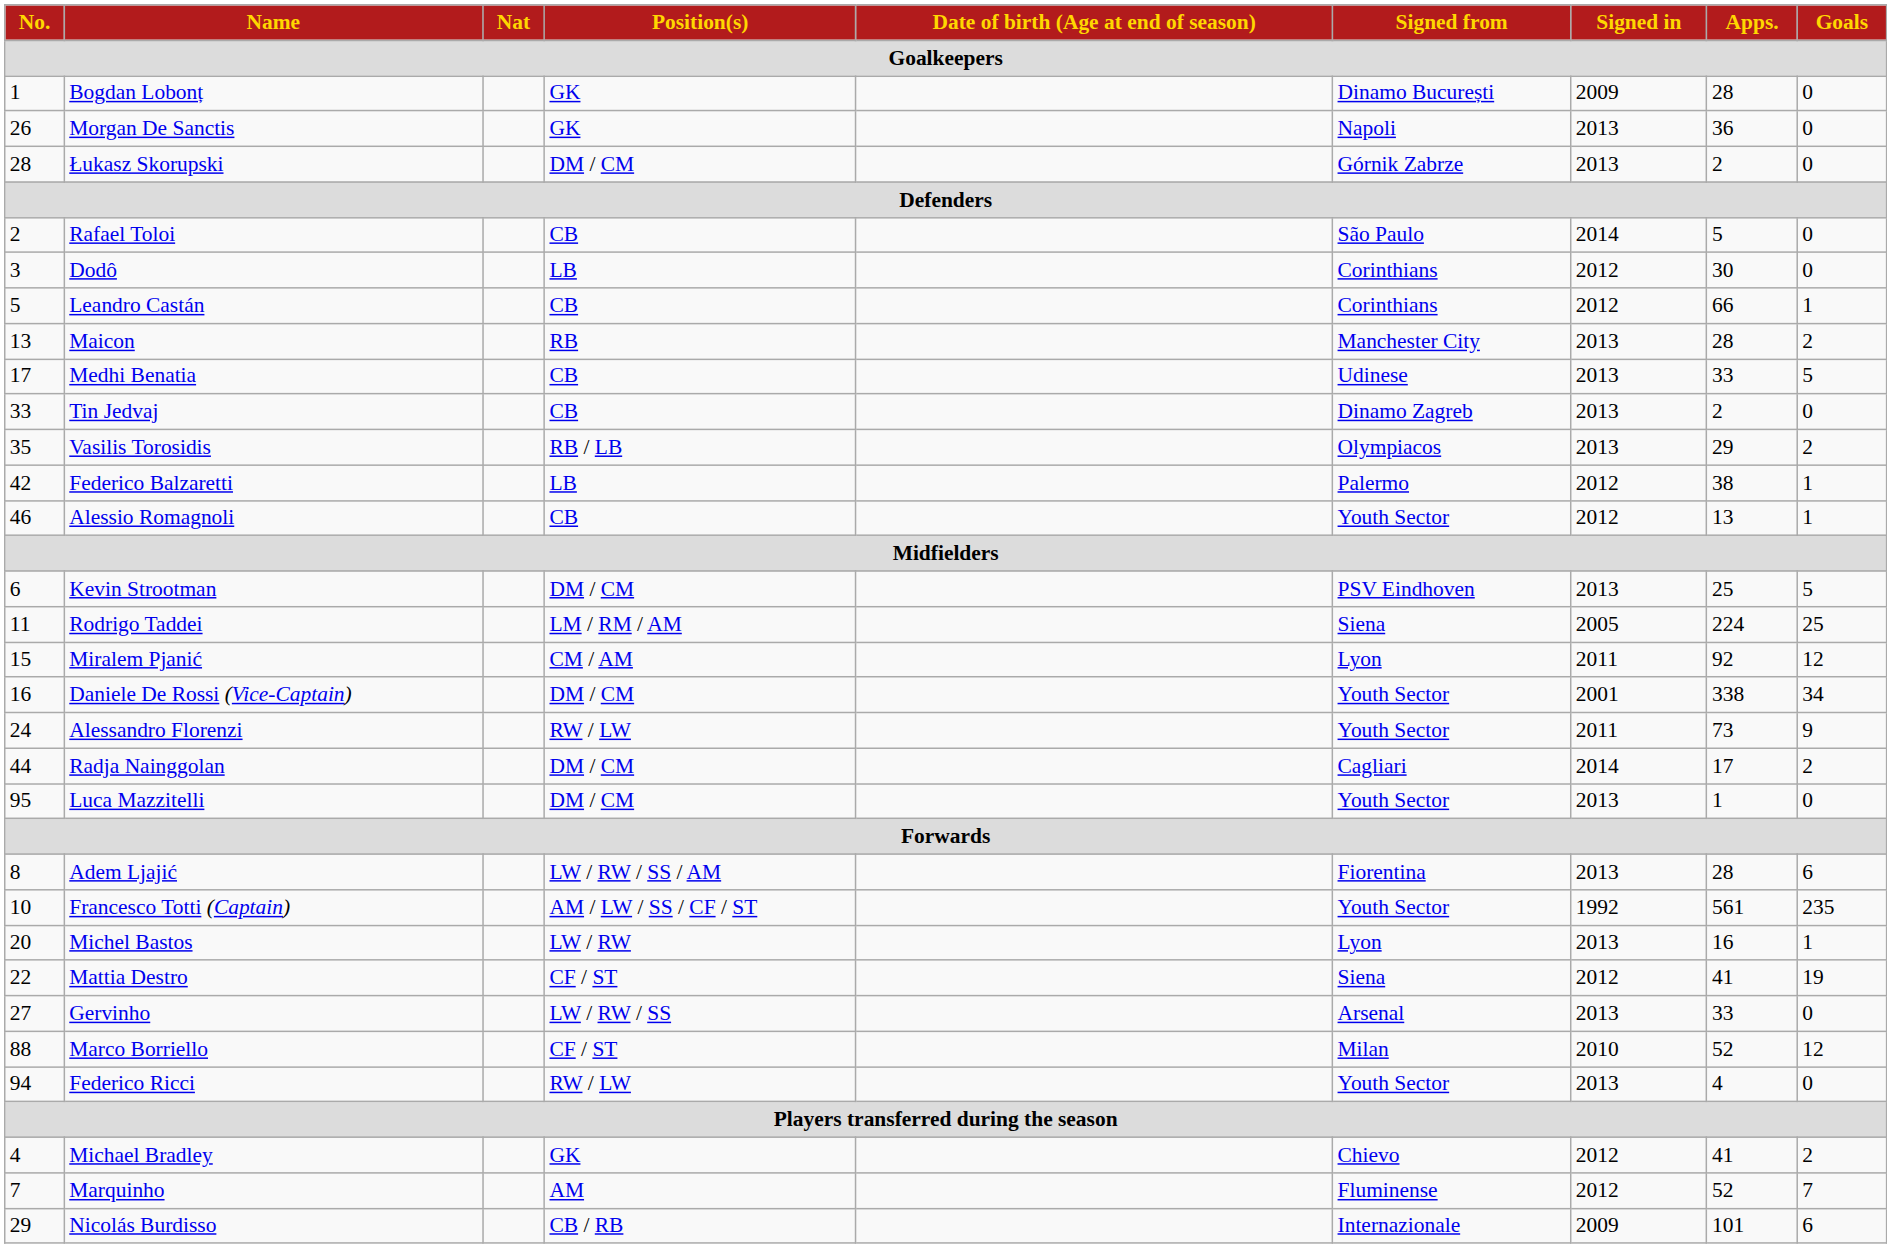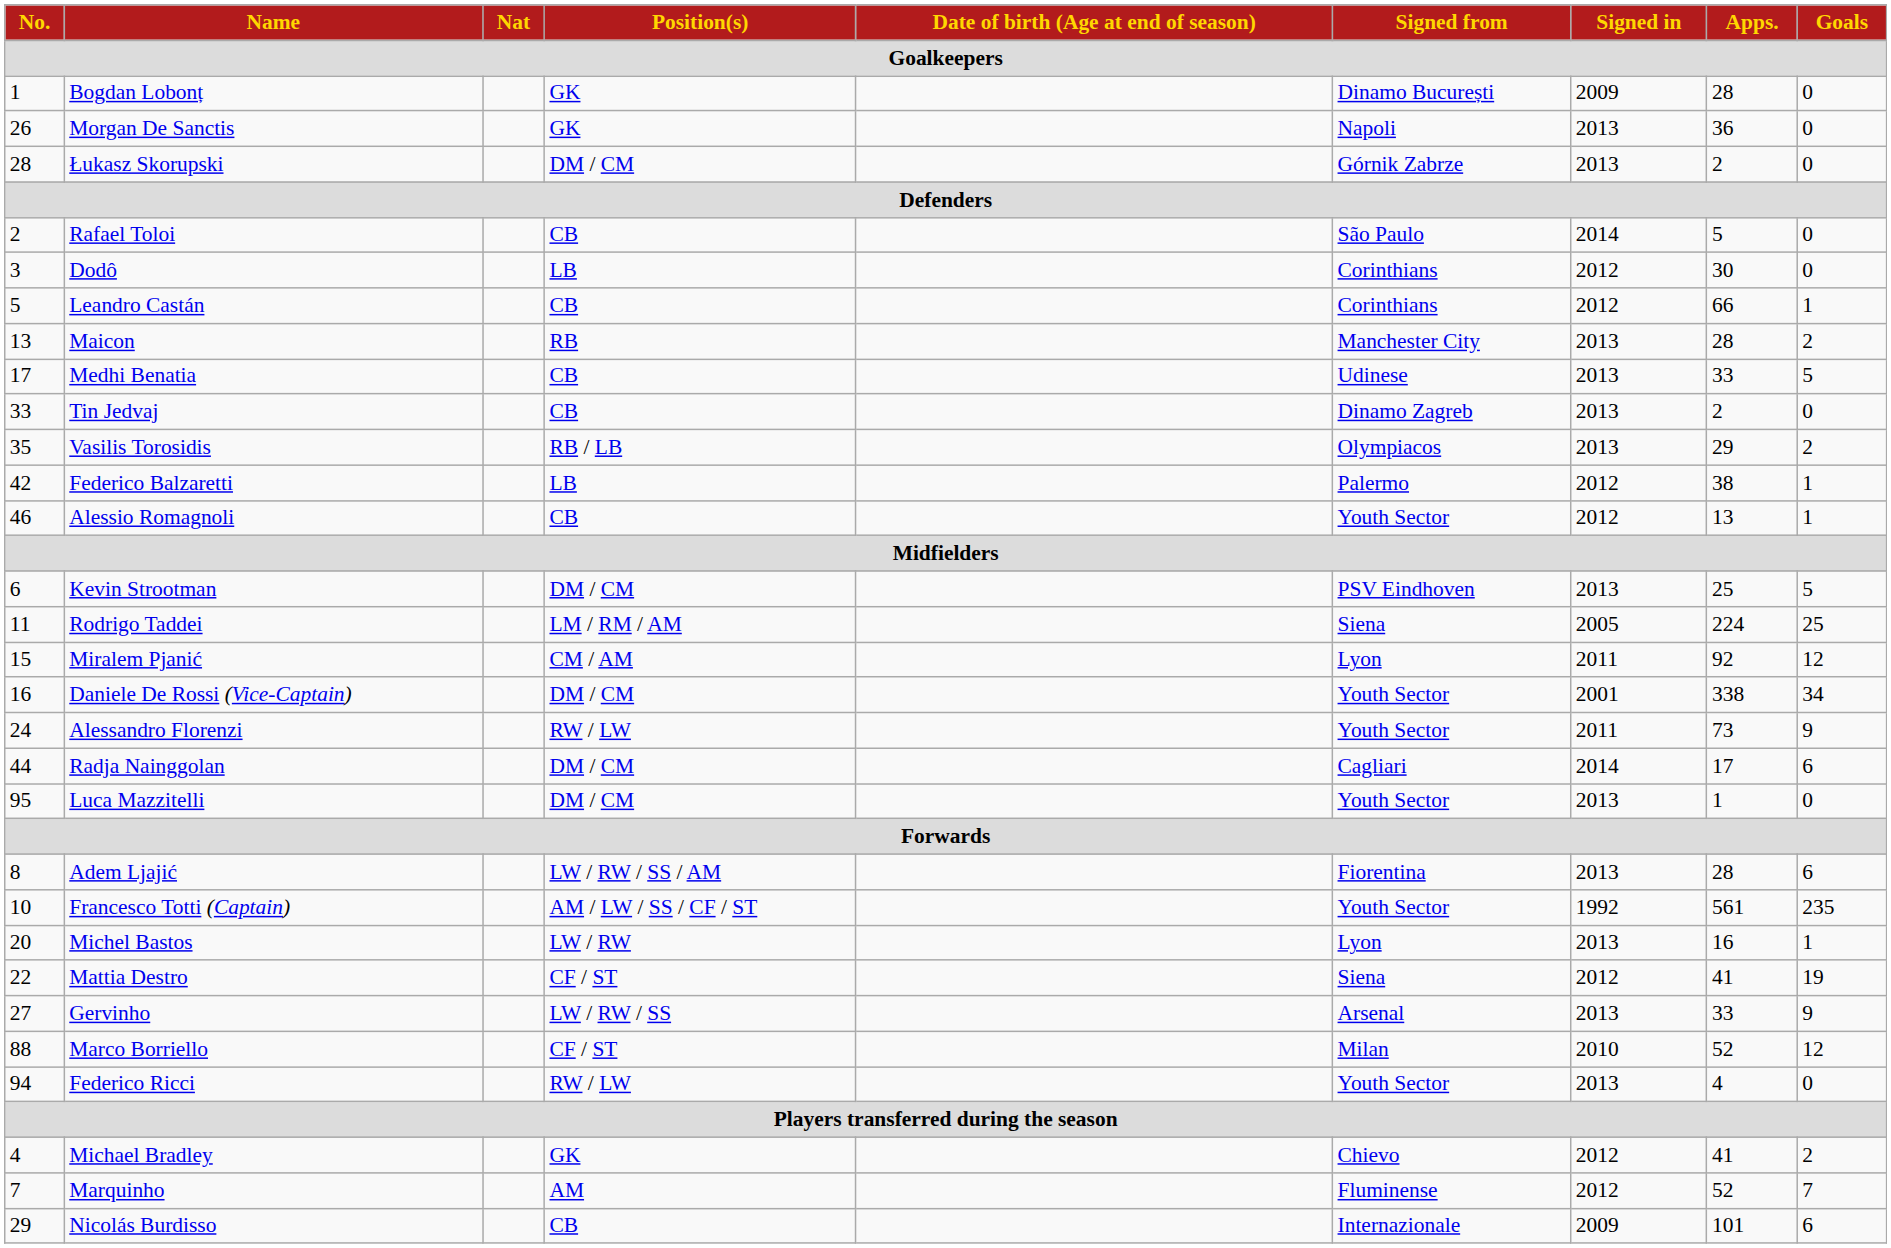(1808, 765) 2 -> (1808, 765) 6
(1808, 1013) 0 -> (1808, 1013) 9
(586, 1225) CB / RB -> (564, 1225) CB
